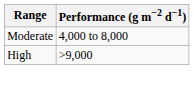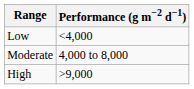+ row: (18, 36)
